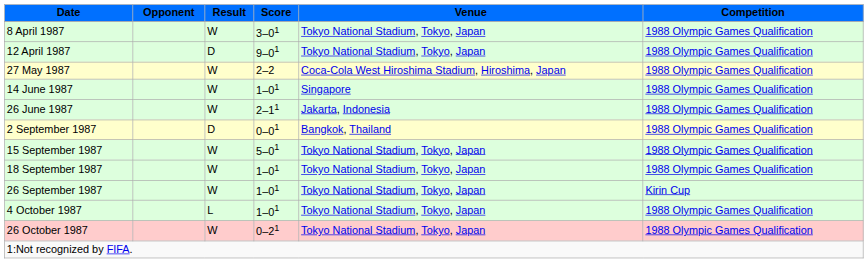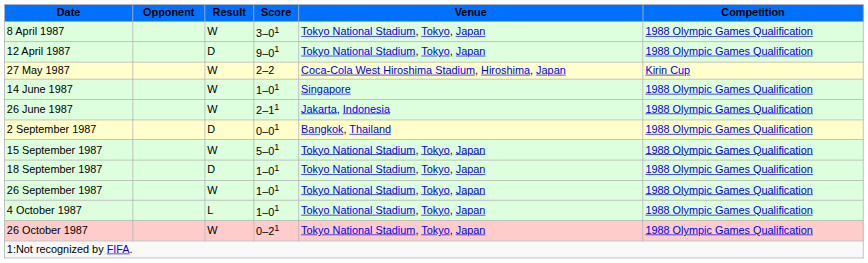(729, 70) 1988 Olympic Games Qualification -> (668, 70) Kirin Cup
(212, 170) W -> (211, 170) D
(668, 190) Kirin Cup -> (729, 190) 1988 Olympic Games Qualification
